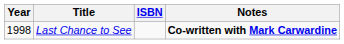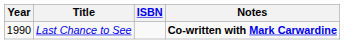(19, 30) 1998 -> (19, 30) 1990
